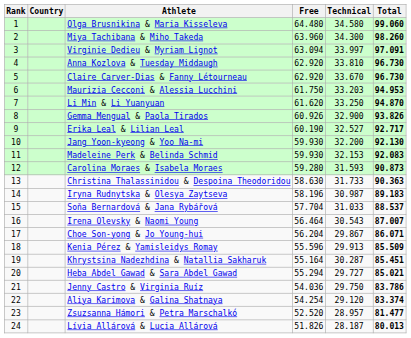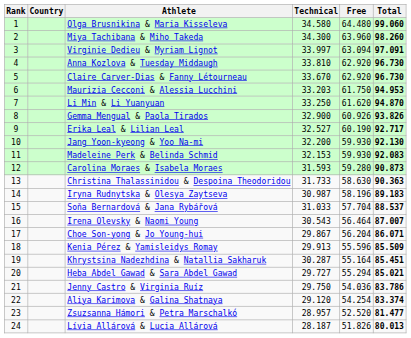columns swapped: (349, 11) <-> (309, 11)
